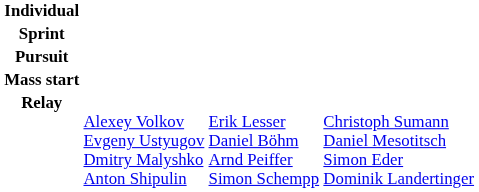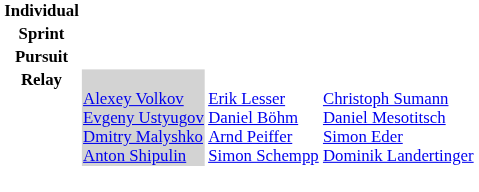- row: (42, 79)
(144, 150) no background -> (143, 127) lightgrey background
